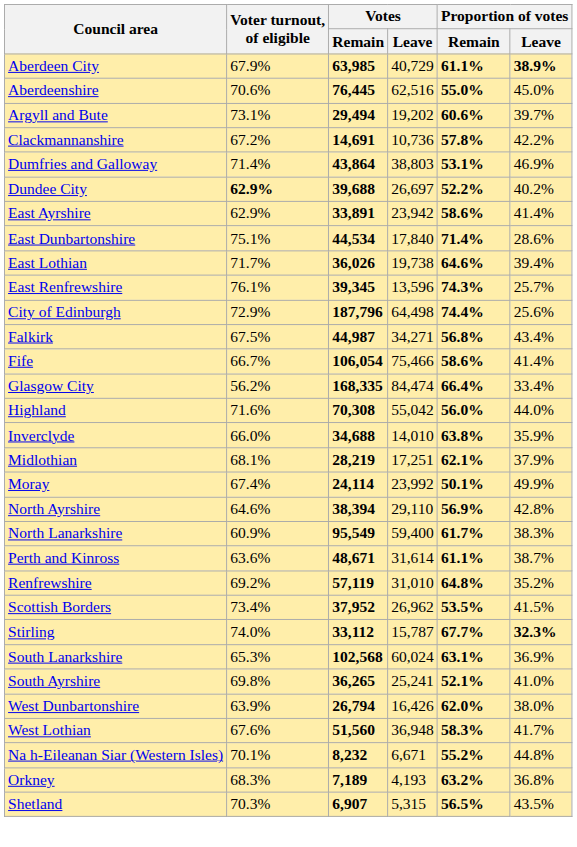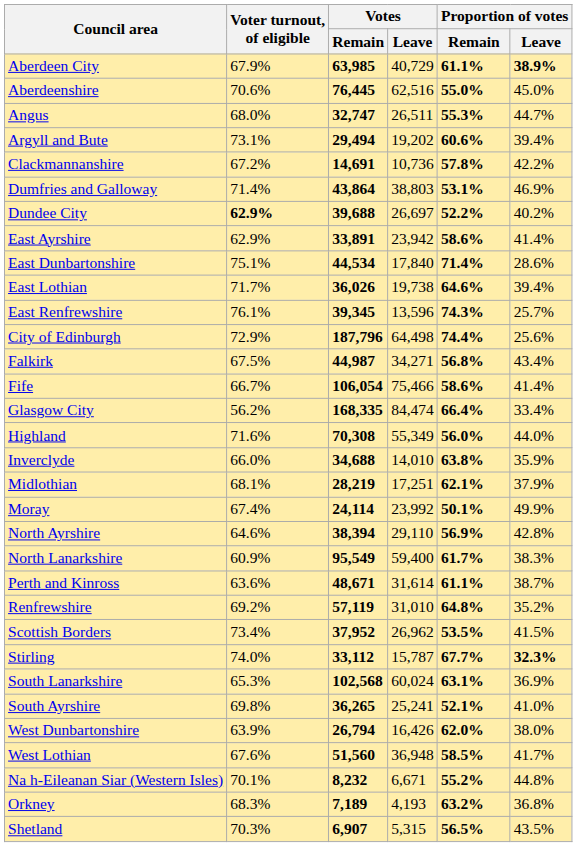+ row: (28, 115)
(534, 115) 39.7% -> (534, 139) 39.4%
(413, 410) 55,042 -> (413, 435) 55,349
(462, 730) 58.3% -> (462, 755) 58.5%
